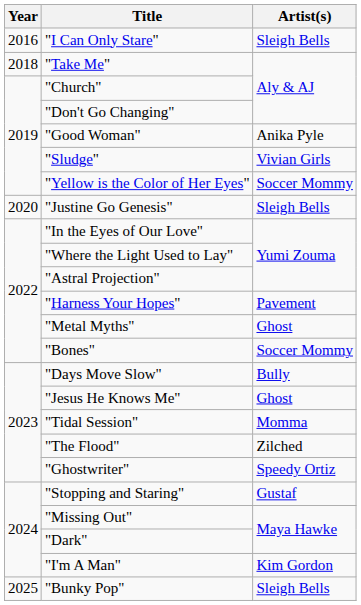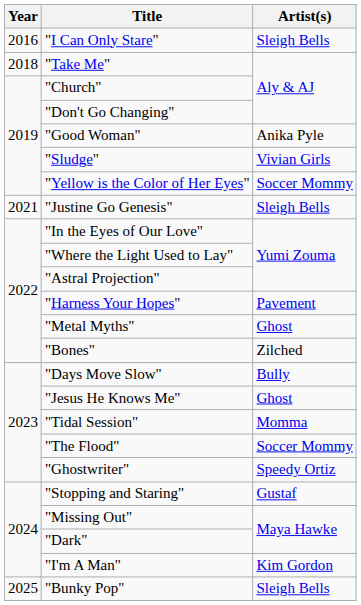(23, 207) 2020 -> (23, 207) 2021
(305, 350) Soccer Mommy -> (279, 350) Zilched
(279, 445) Zilched -> (305, 445) Soccer Mommy
